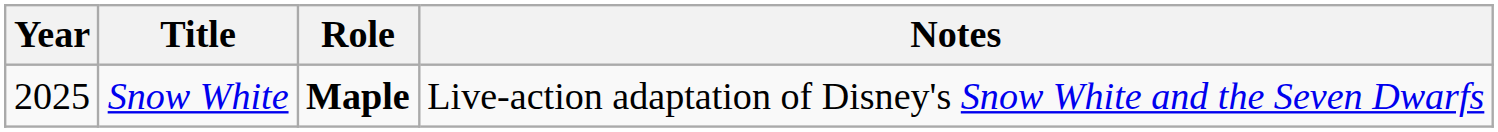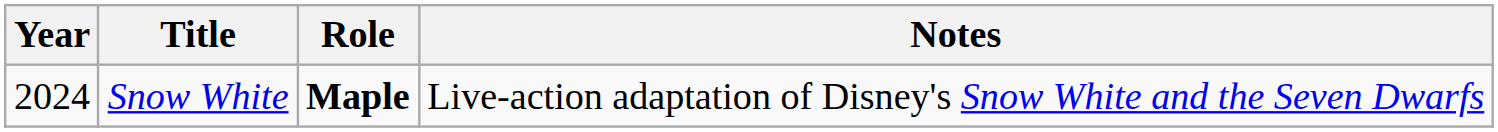(52, 95) 2025 -> (52, 95) 2024
